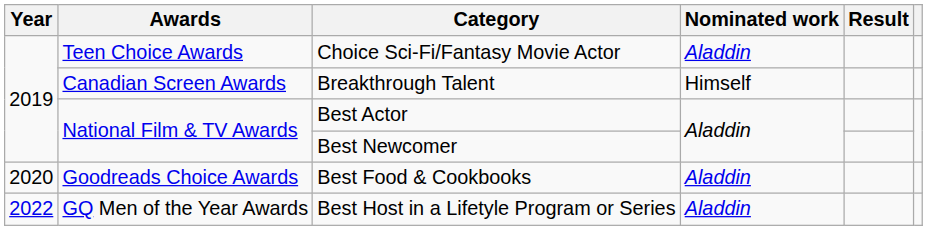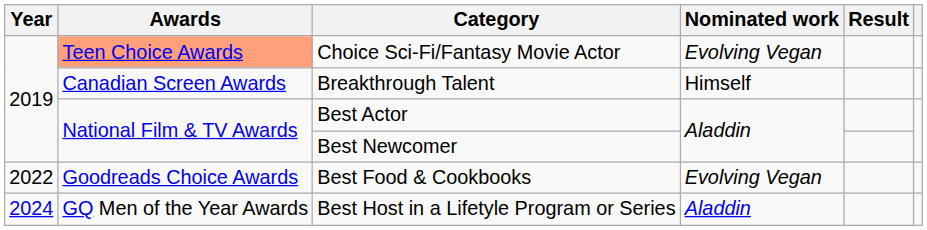(153, 51) no background -> (153, 51) lightsalmon background
(718, 51) Aladdin -> (753, 51) Evolving Vegan
(31, 177) 2020 -> (31, 177) 2022
(718, 177) Aladdin -> (753, 177) Evolving Vegan
(31, 209) 2022 -> (31, 209) 2024
